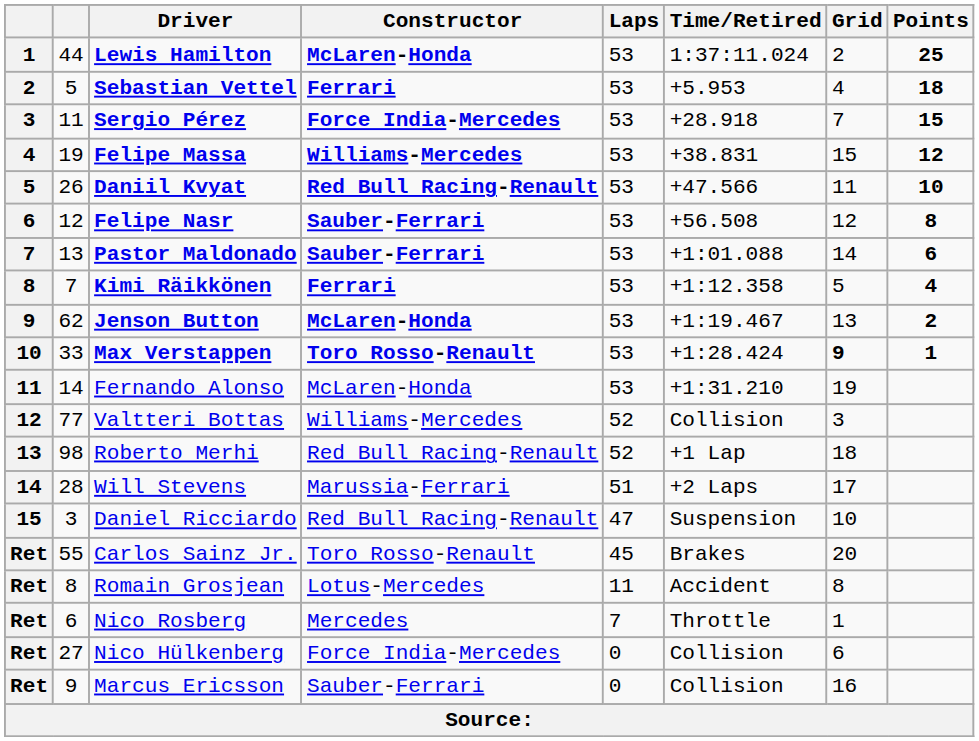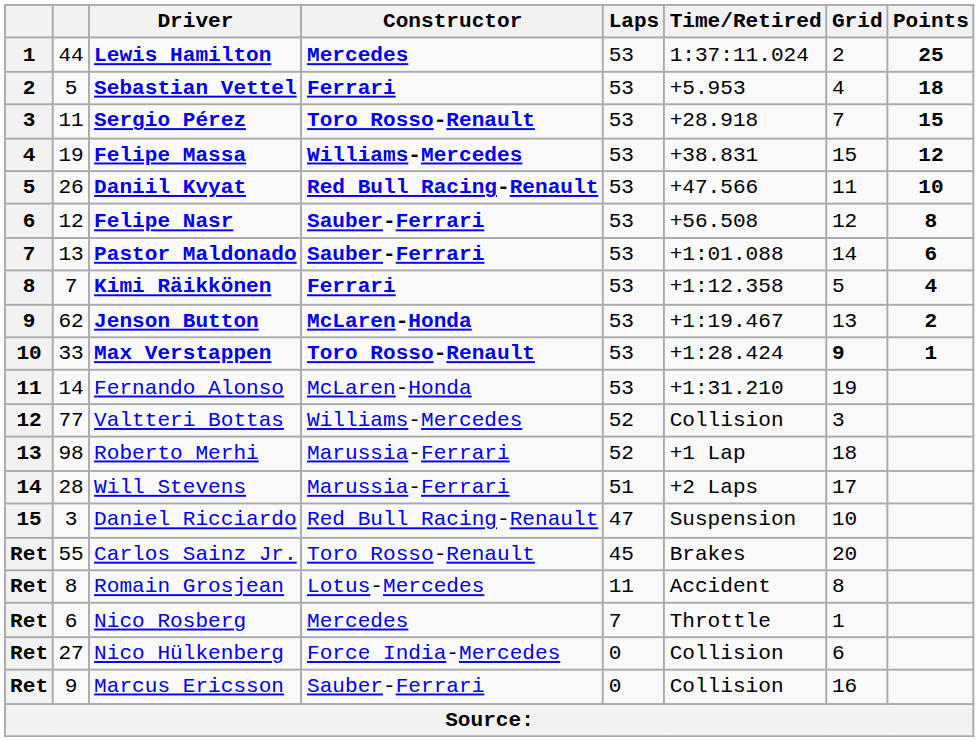(389, 55) McLaren-Honda -> (358, 55) Mercedes
(434, 121) Force India-Mercedes -> (421, 121) Toro Rosso-Renault
(453, 454) Red Bull Racing-Renault -> (408, 454) Marussia-Ferrari
